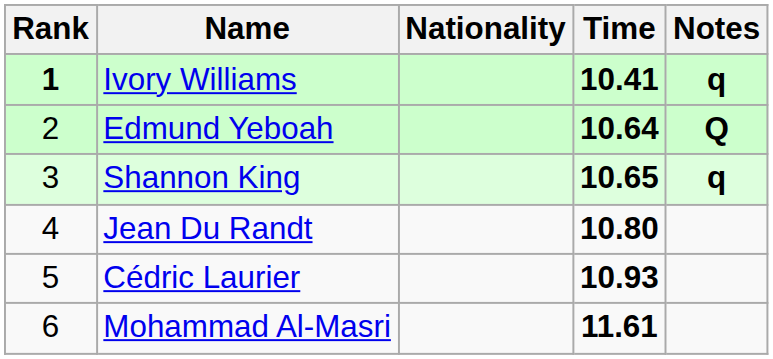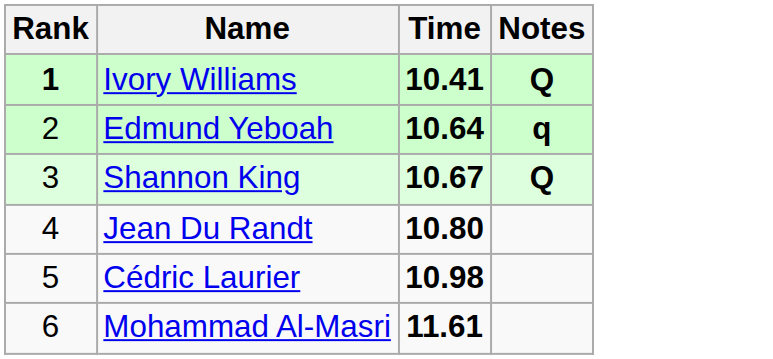- column: (486, 29)
(717, 79) q -> (542, 79) Q
(717, 128) Q -> (542, 128) q
(619, 178) 10.65 -> (445, 178) 10.67
(717, 178) q -> (542, 178) Q
(619, 278) 10.93 -> (445, 278) 10.98
